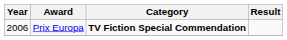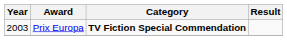(17, 27) 2006 -> (17, 27) 2003
